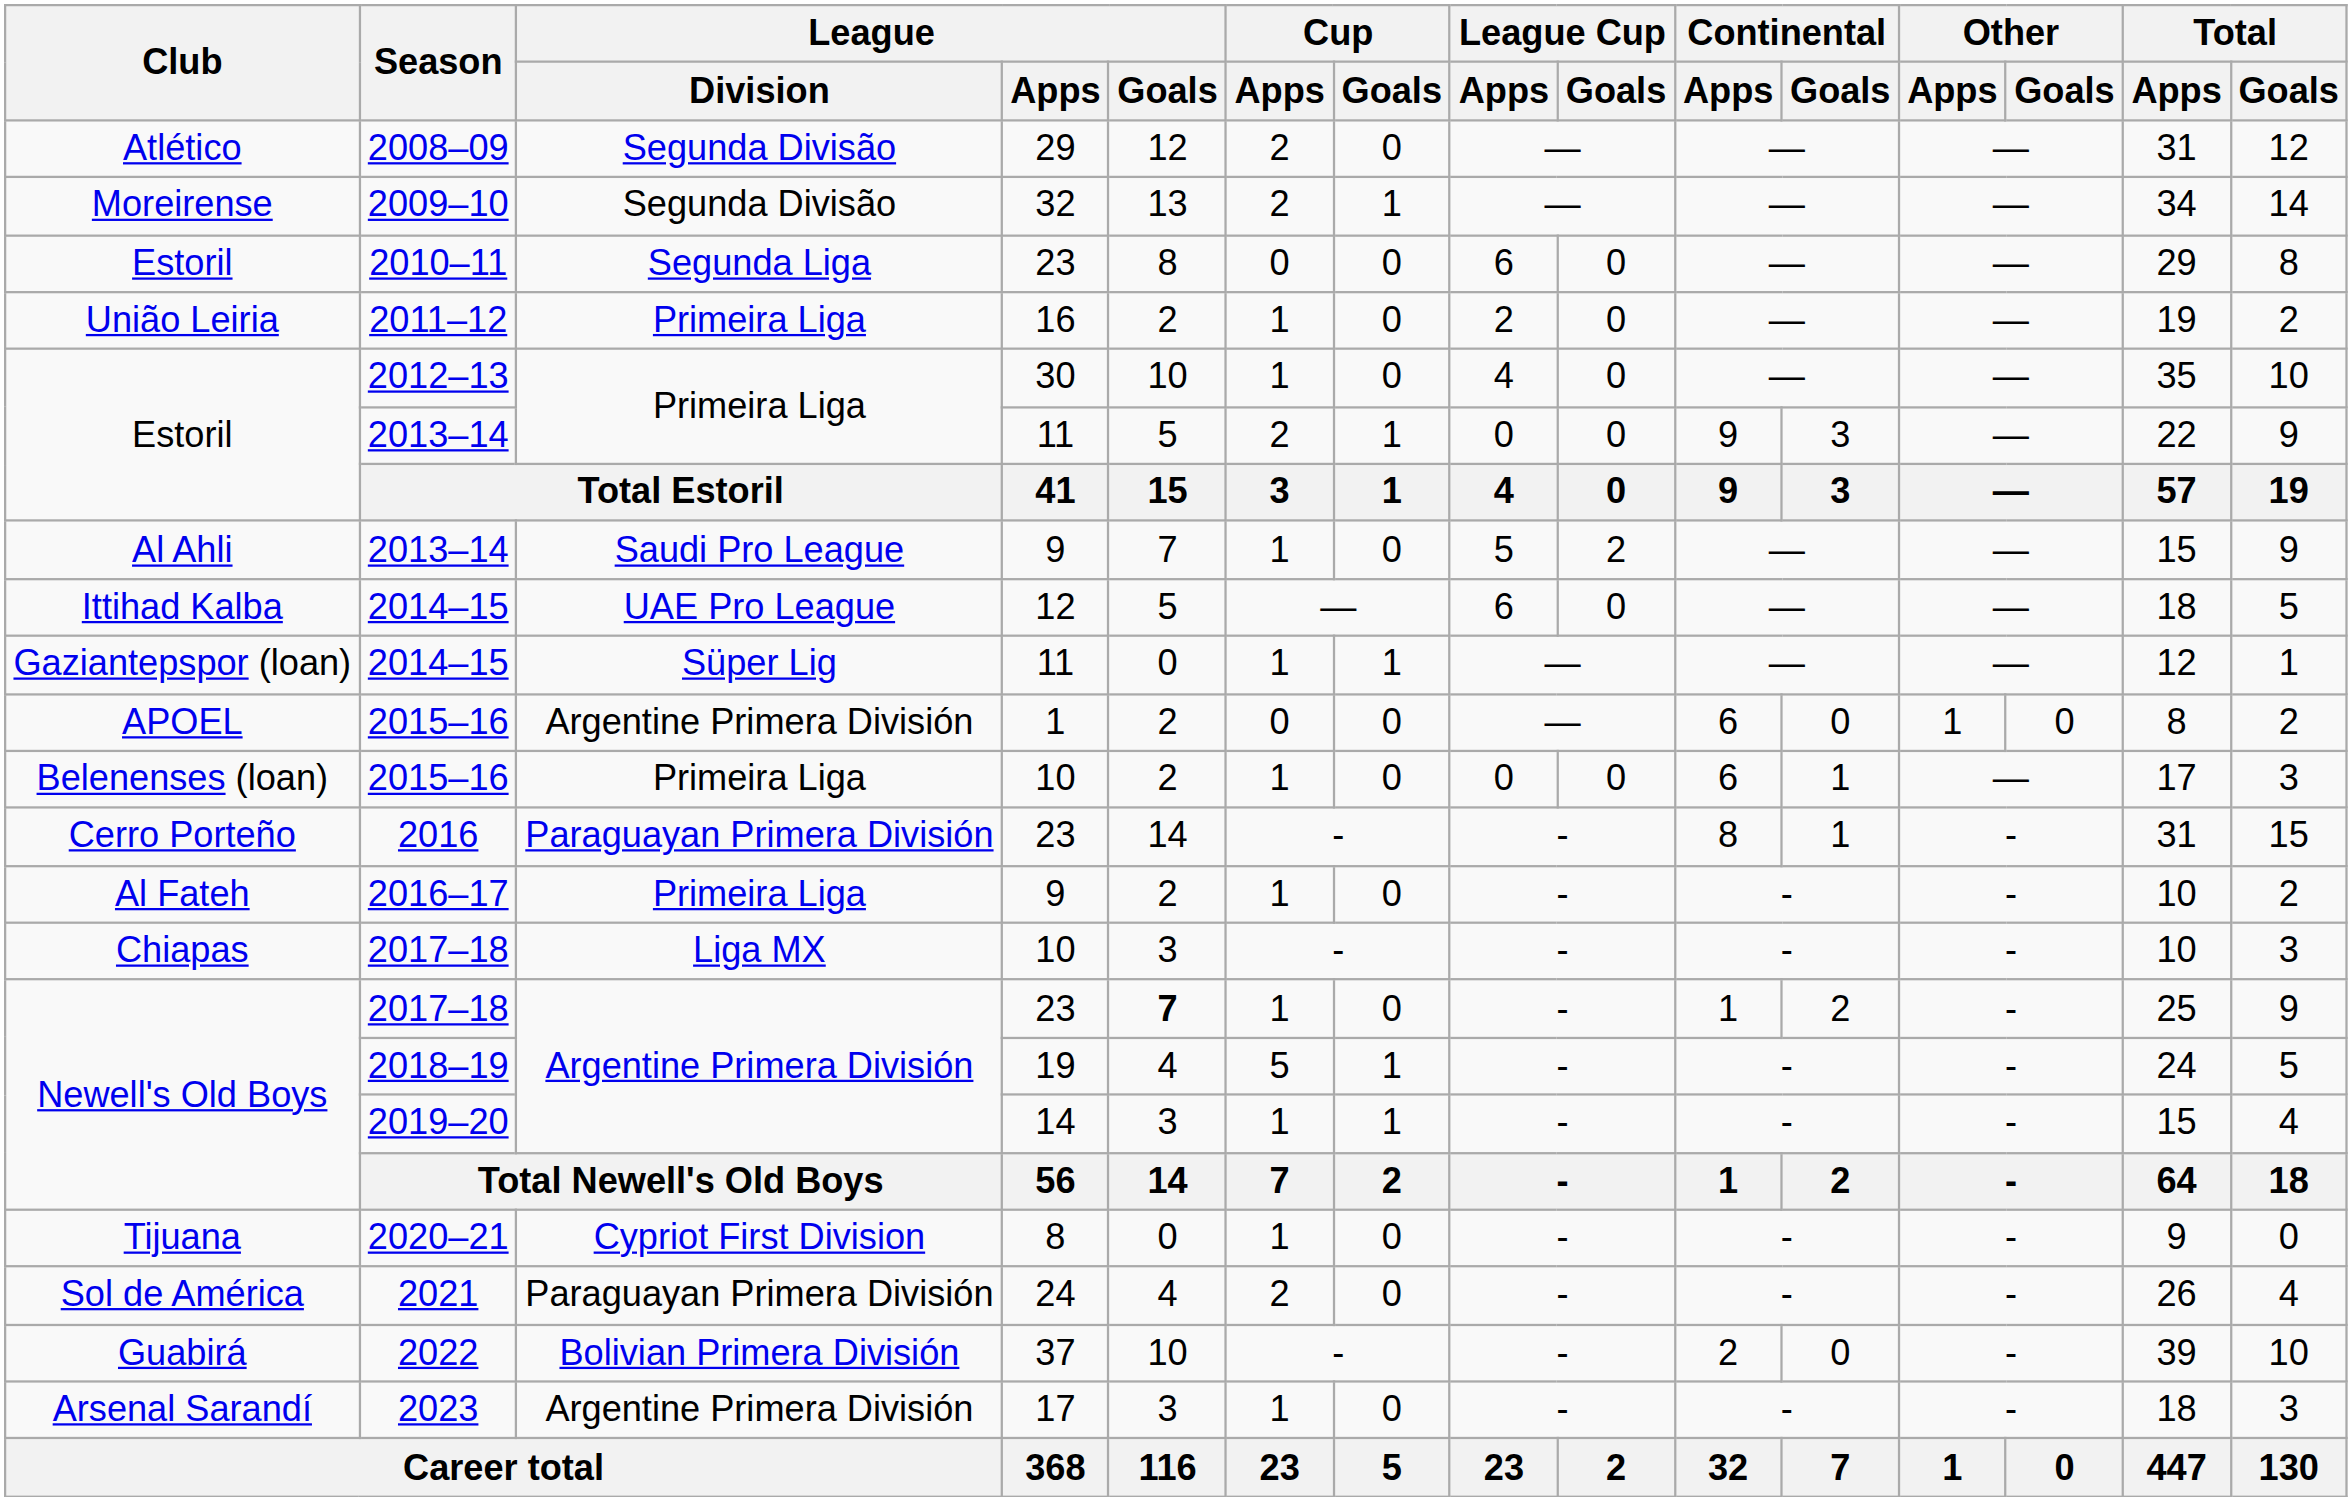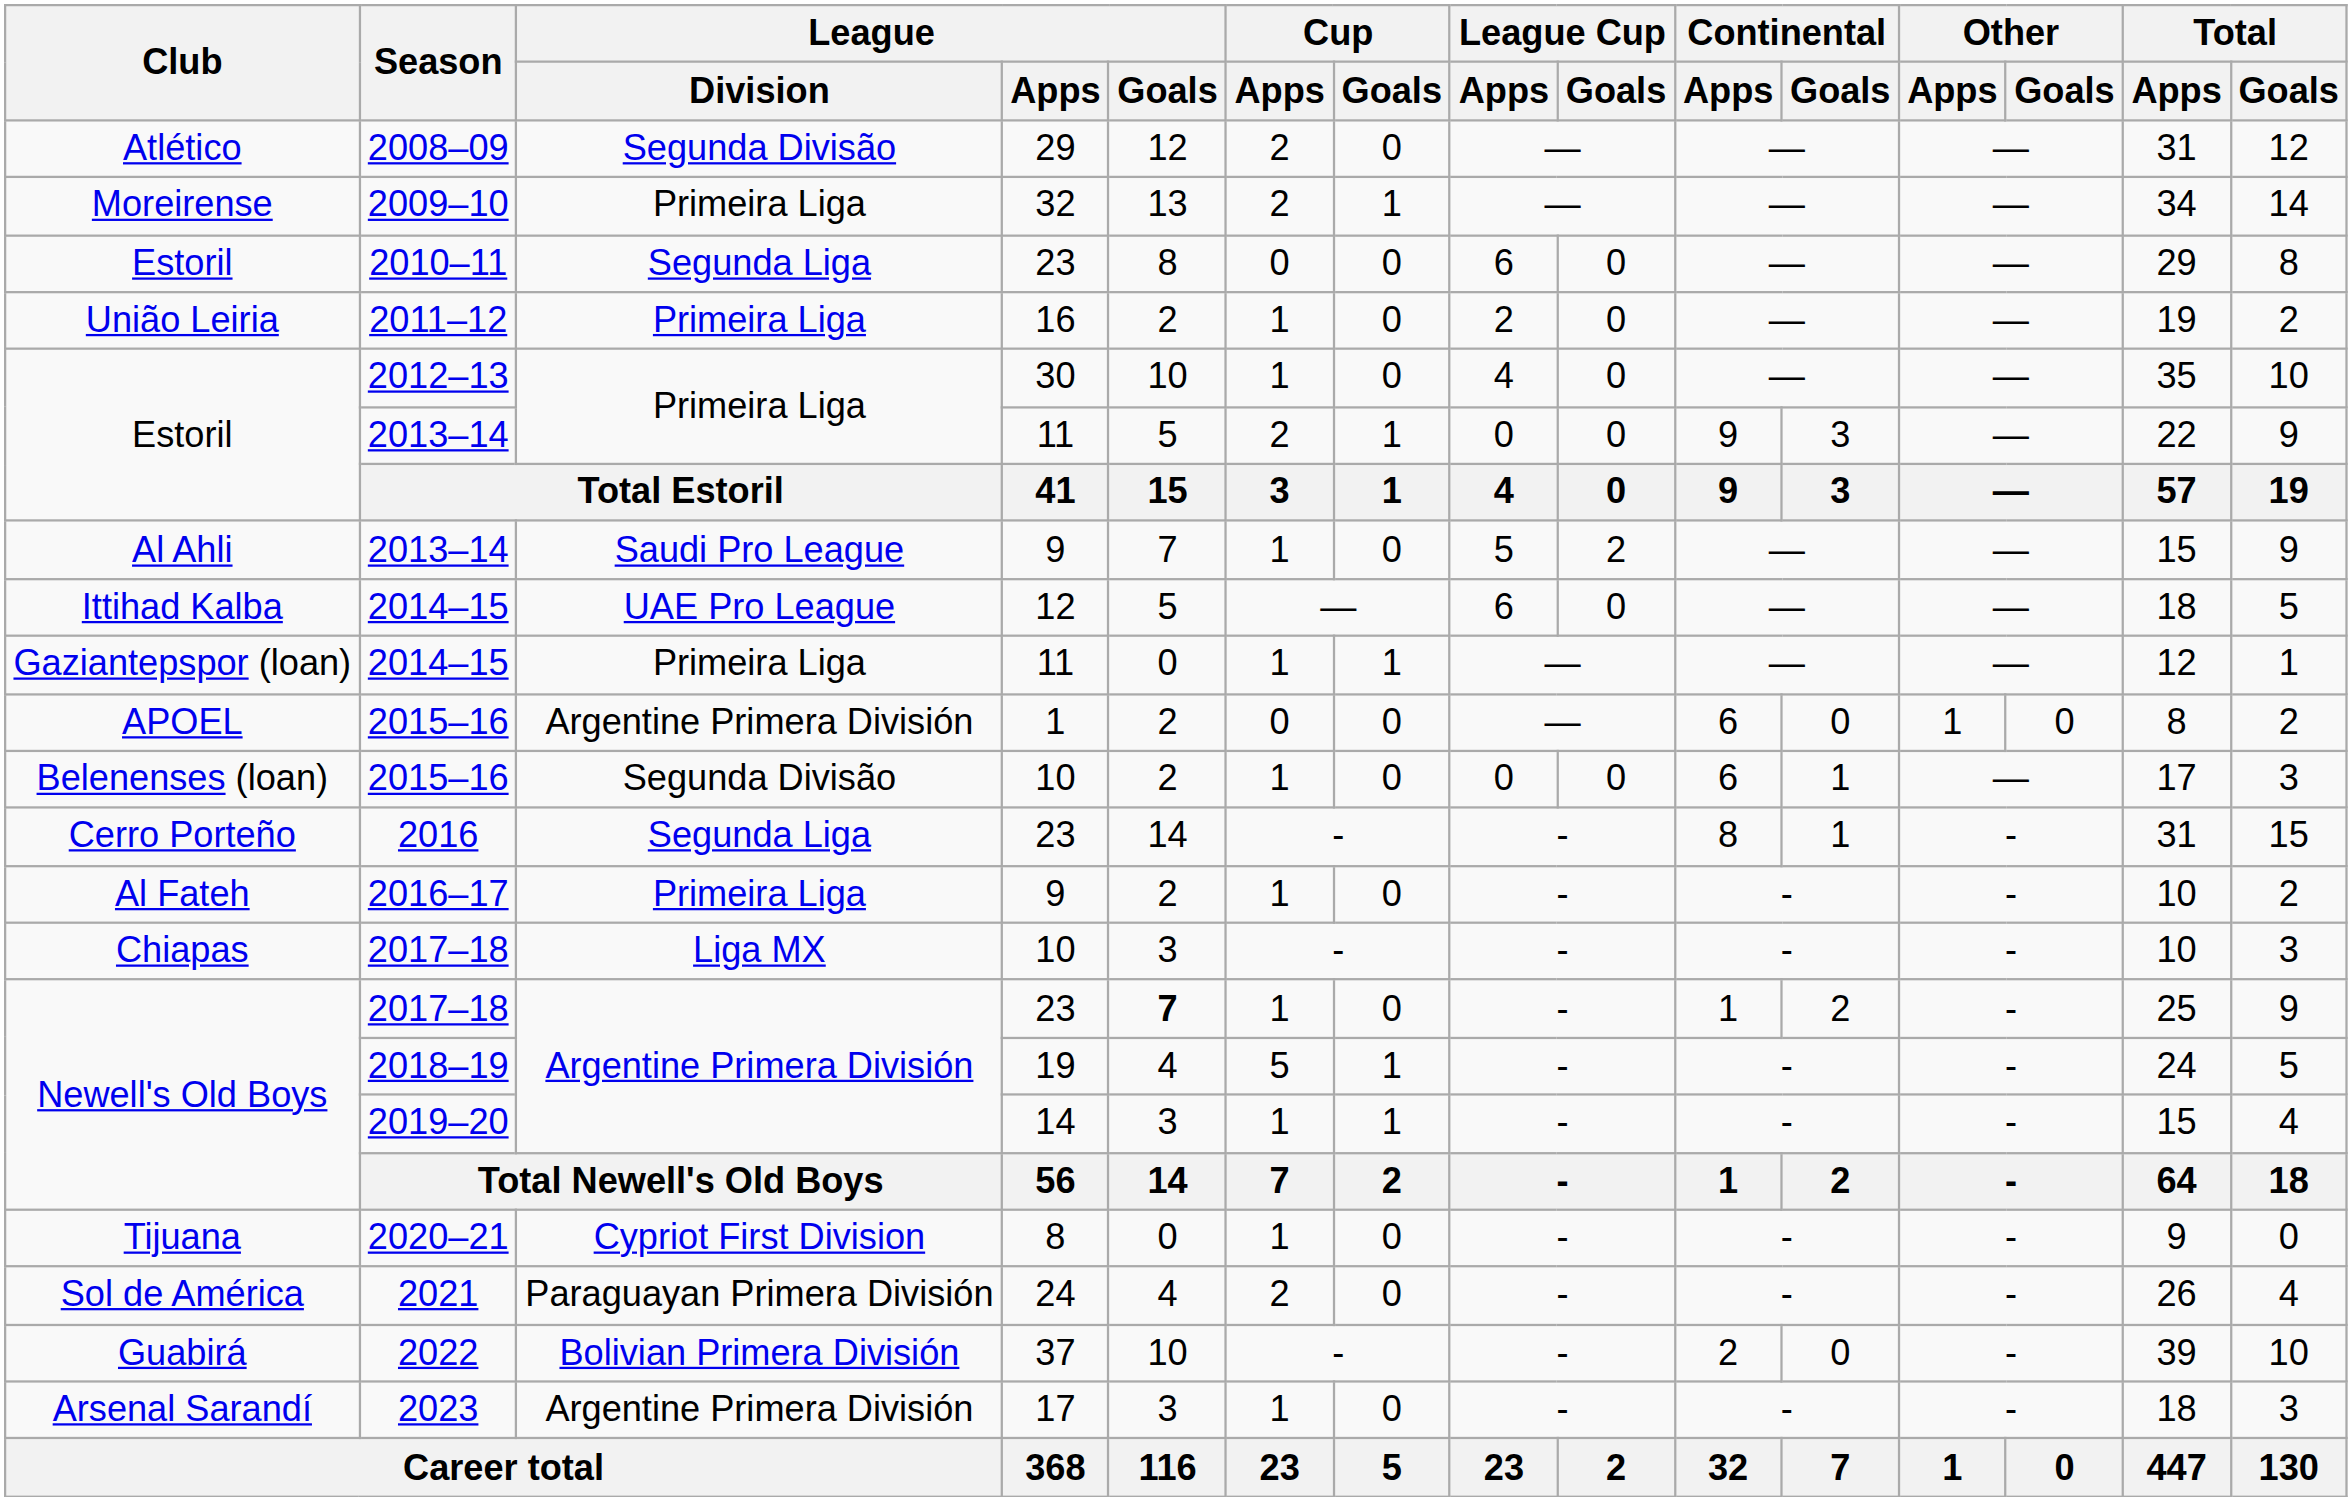(759, 205) Segunda Divisão -> (759, 205) Primeira Liga
(759, 663) Süper Lig -> (759, 663) Primeira Liga
(759, 778) Primeira Liga -> (759, 778) Segunda Divisão
(759, 836) Paraguayan Primera División -> (759, 836) Segunda Liga
